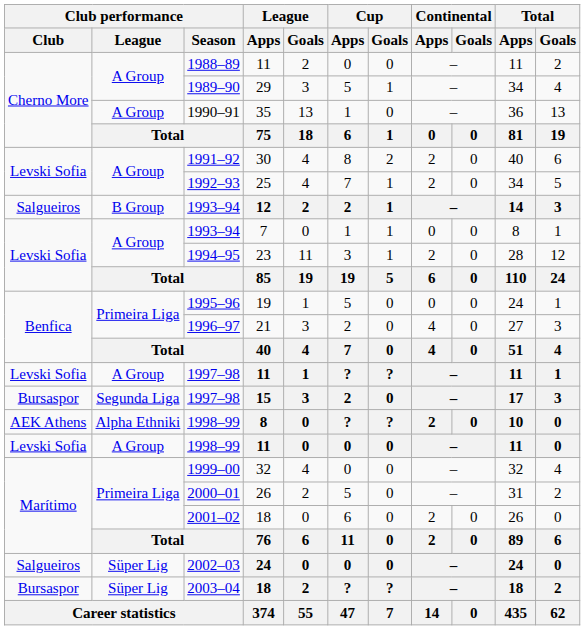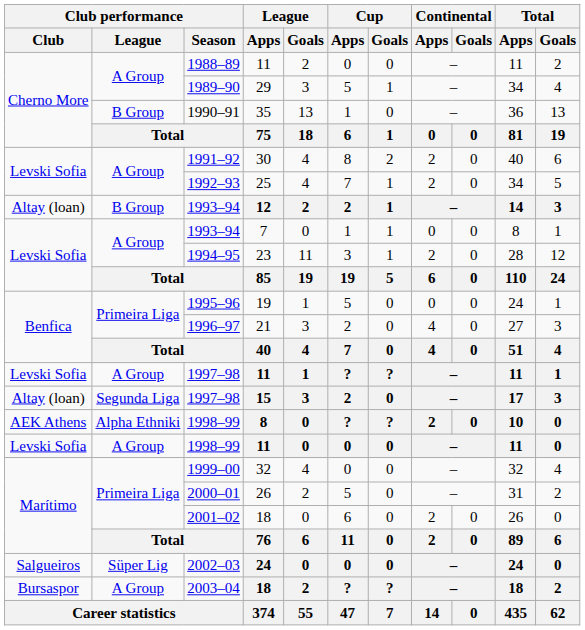(138, 111) A Group -> (138, 111) B Group
(48, 207) Salgueiros -> (48, 207) Altay (loan)
(48, 398) Bursaspor -> (48, 398) Altay (loan)
(138, 588) Süper Lig -> (138, 588) A Group
